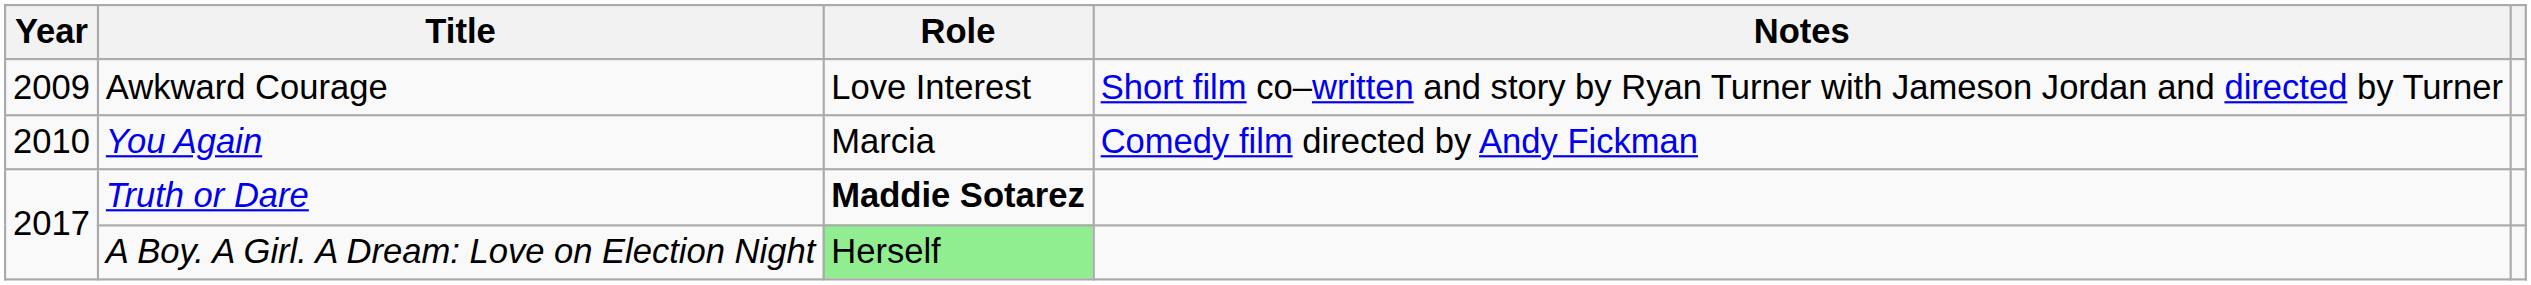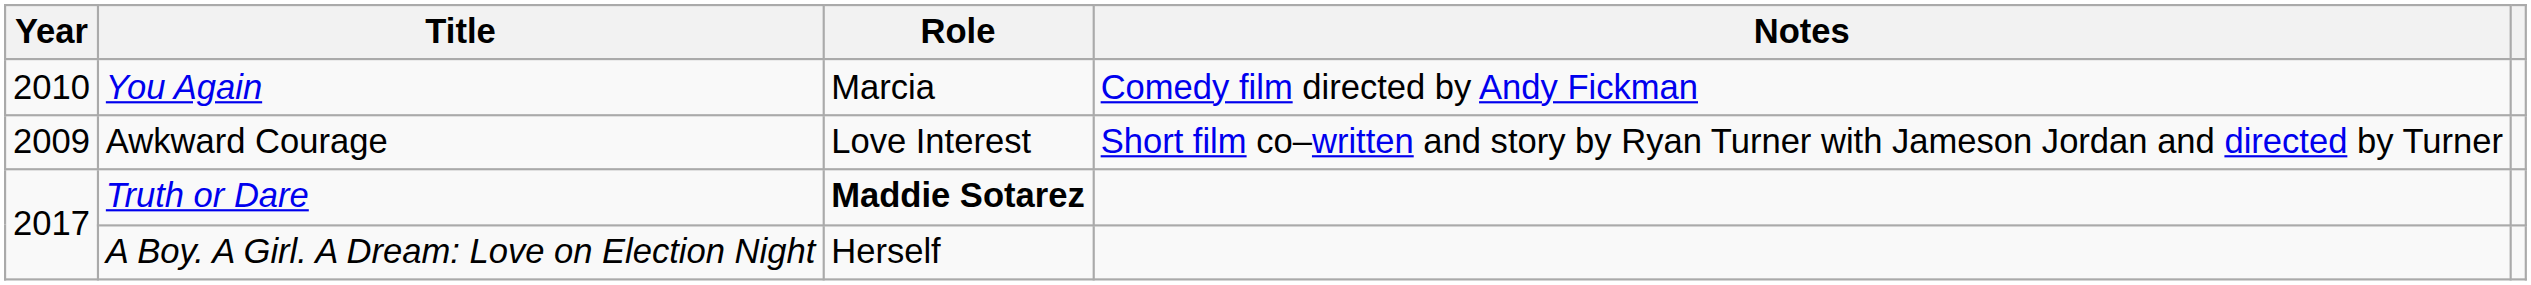rows swapped: (247, 86) <-> (184, 141)
(886, 251) lightgreen background -> (886, 251) no background
